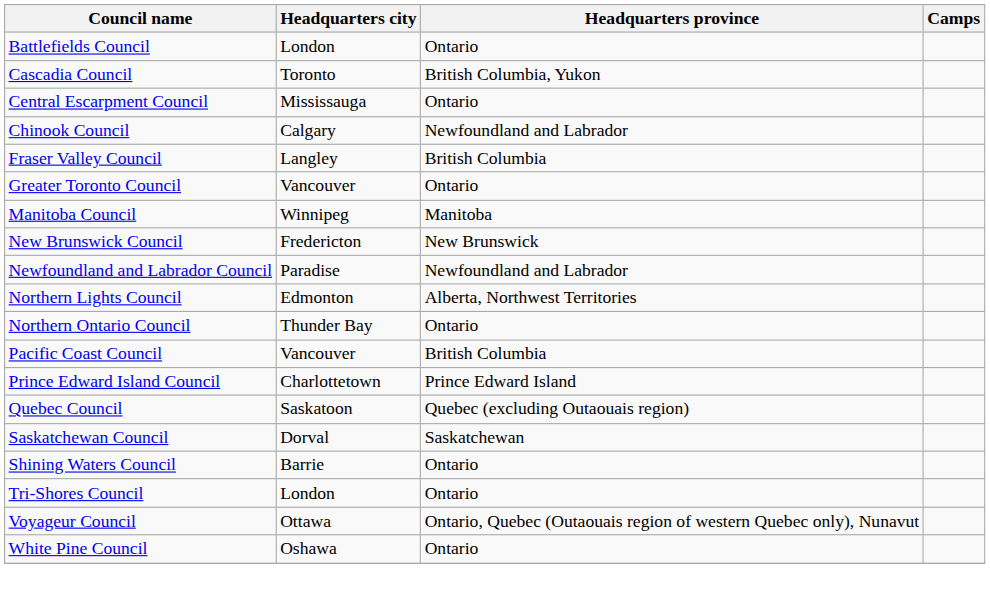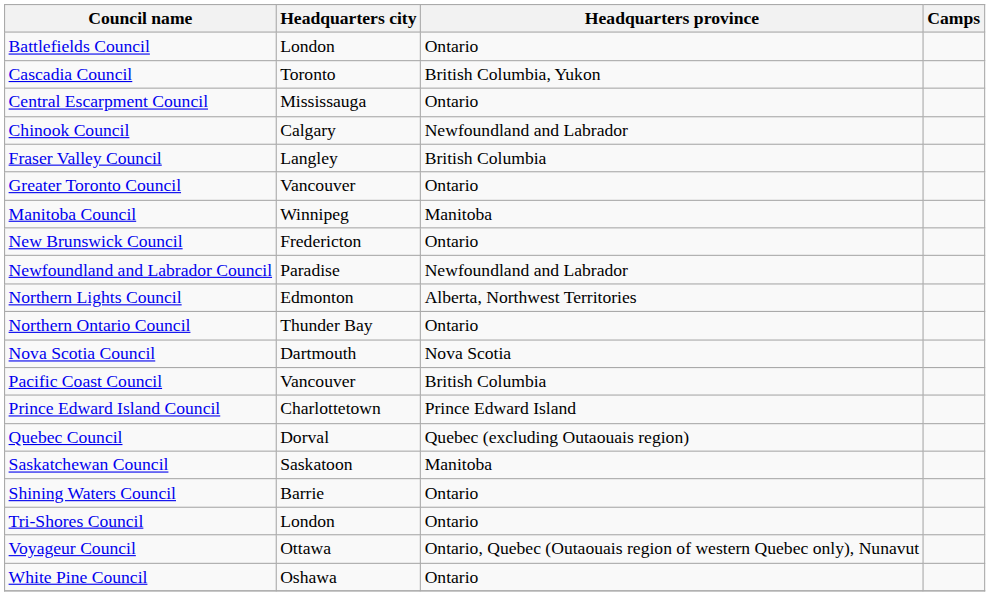(482, 241) New Brunswick -> (452, 241) Ontario
+ row: (82, 353)
(316, 409) Saskatoon -> (305, 437) Dorval
(305, 437) Dorval -> (316, 465) Saskatoon
(474, 437) Saskatchewan -> (458, 465) Manitoba
